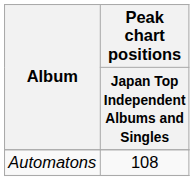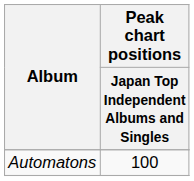(145, 162) 108 -> (145, 162) 100
